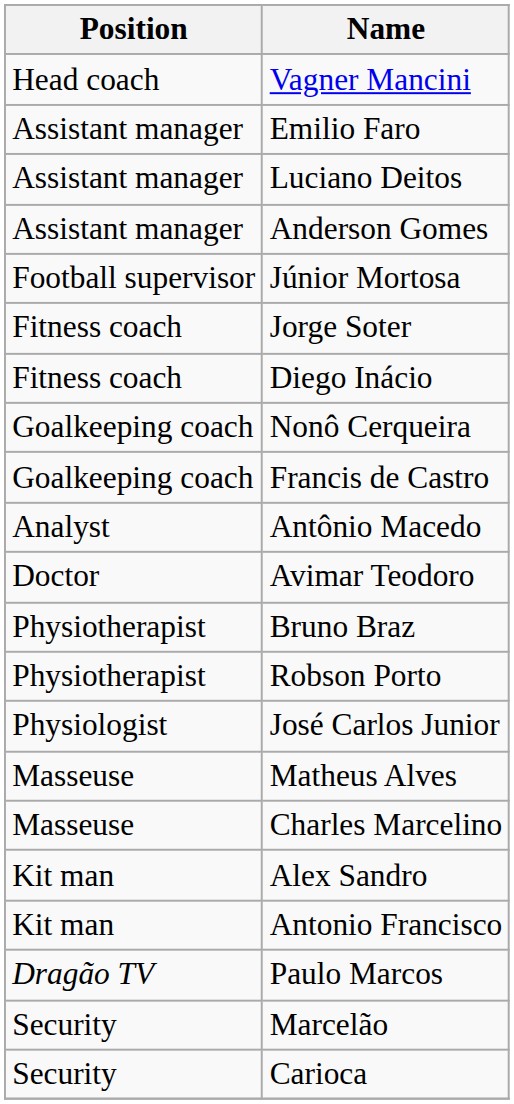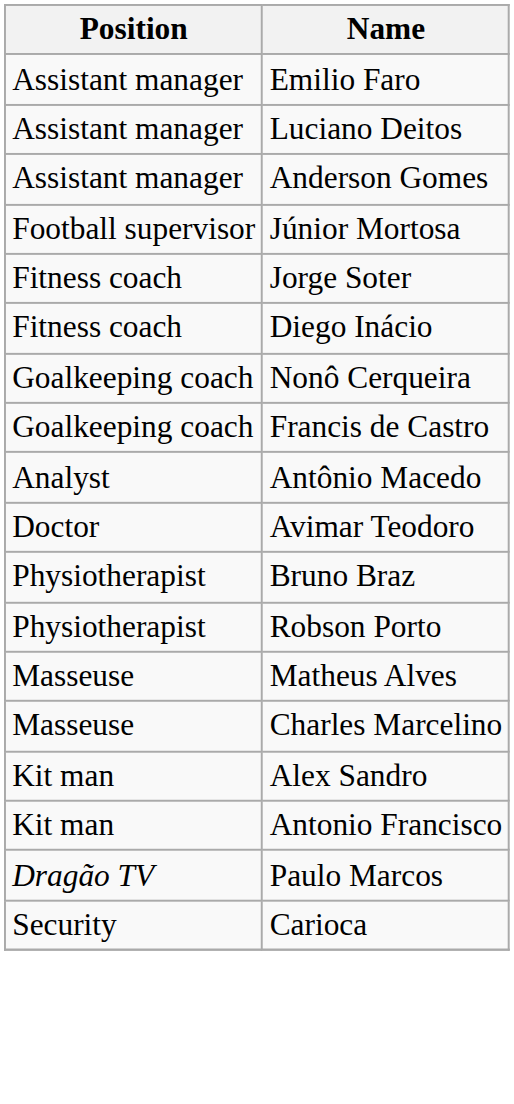- row: (370, 79)
- row: (385, 725)
- row: (329, 1024)
